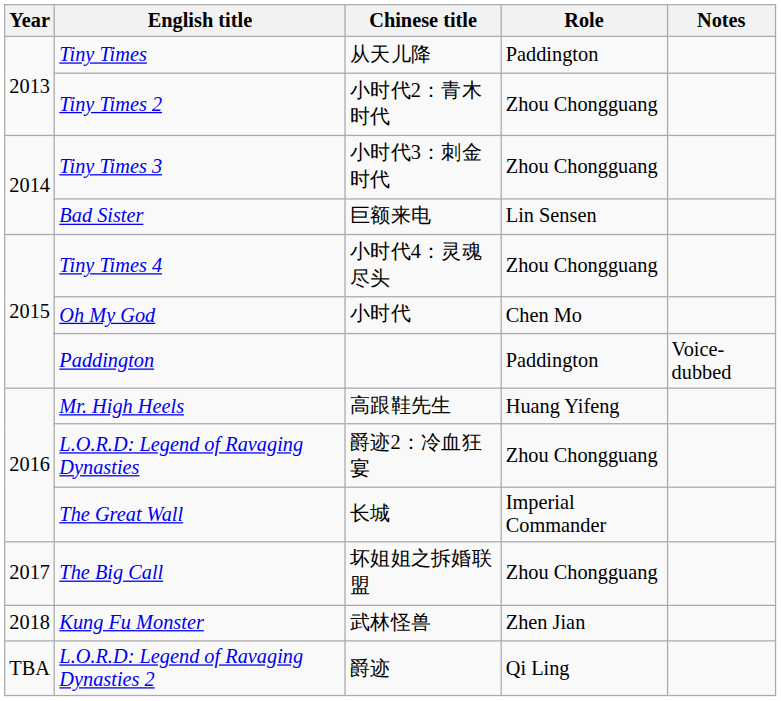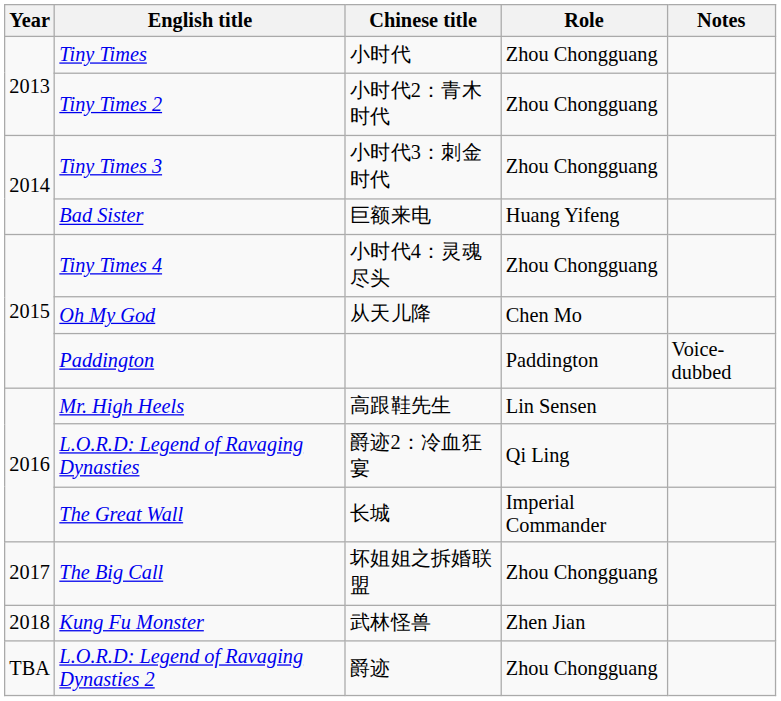(391, 54) 从天儿降 -> (380, 54) 小时代
(552, 54) Paddington -> (582, 54) Zhou Chongguang
(551, 216) Lin Sensen -> (563, 216) Huang Yifeng
(380, 314) 小时代 -> (391, 314) 从天儿降
(563, 406) Huang Yifeng -> (551, 406) Lin Sensen
(582, 455) Zhou Chongguang -> (538, 455) Qi Ling
(538, 668) Qi Ling -> (582, 668) Zhou Chongguang
